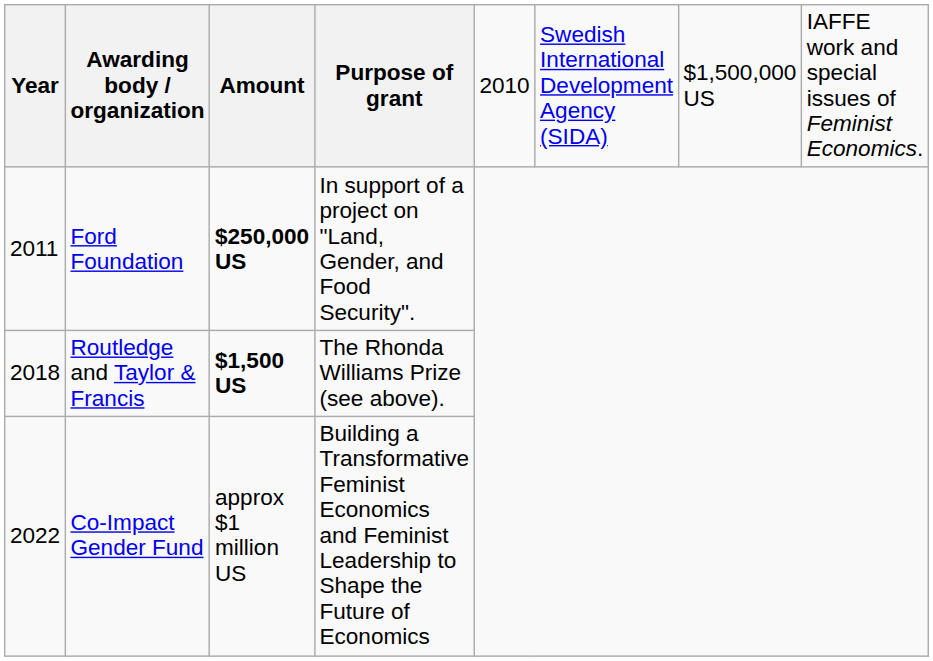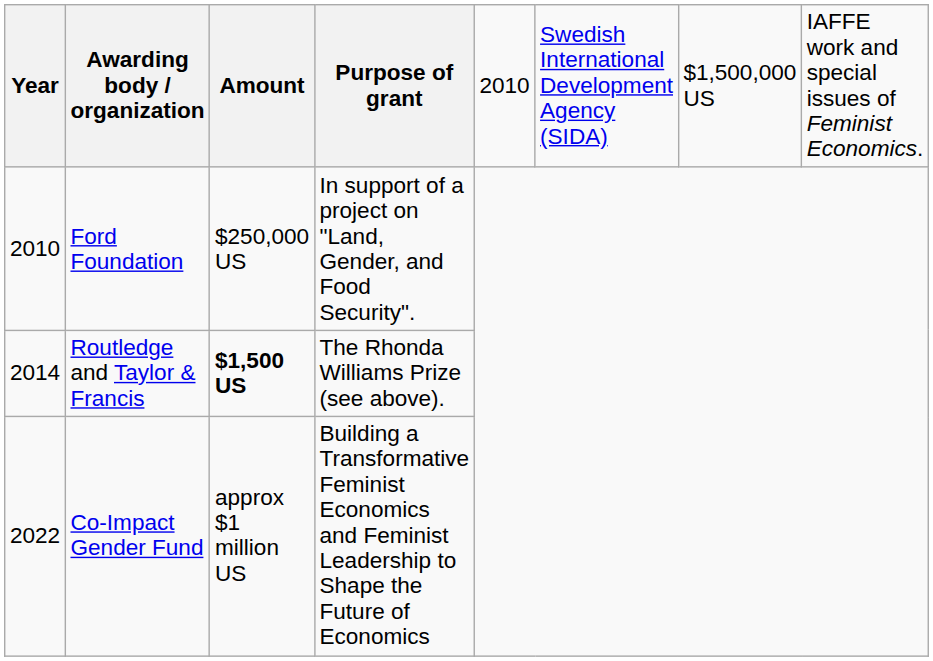(34, 248) 2011 -> (35, 248) 2010
(262, 248) bold -> (262, 248) normal
(35, 373) 2018 -> (35, 373) 2014
